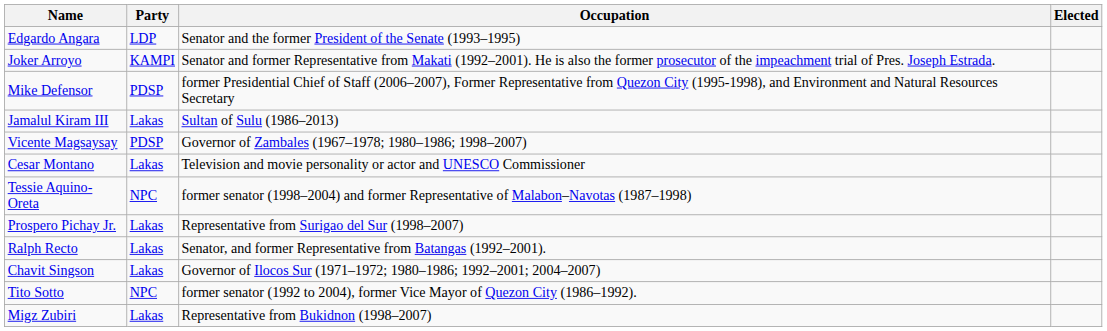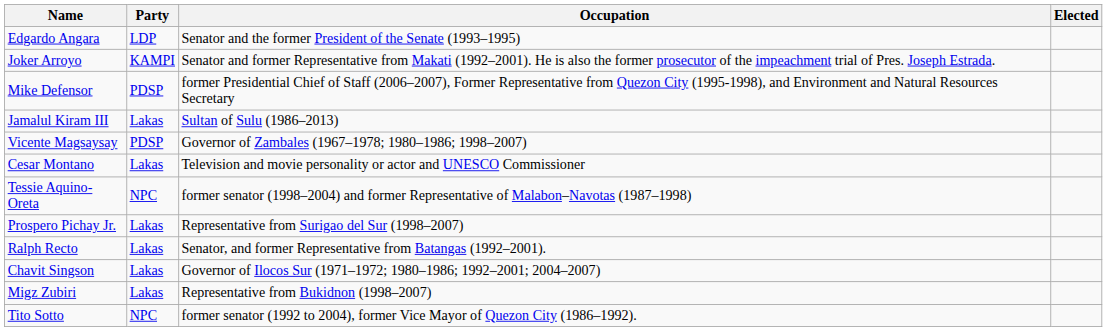rows swapped: (36, 292) <-> (42, 315)
